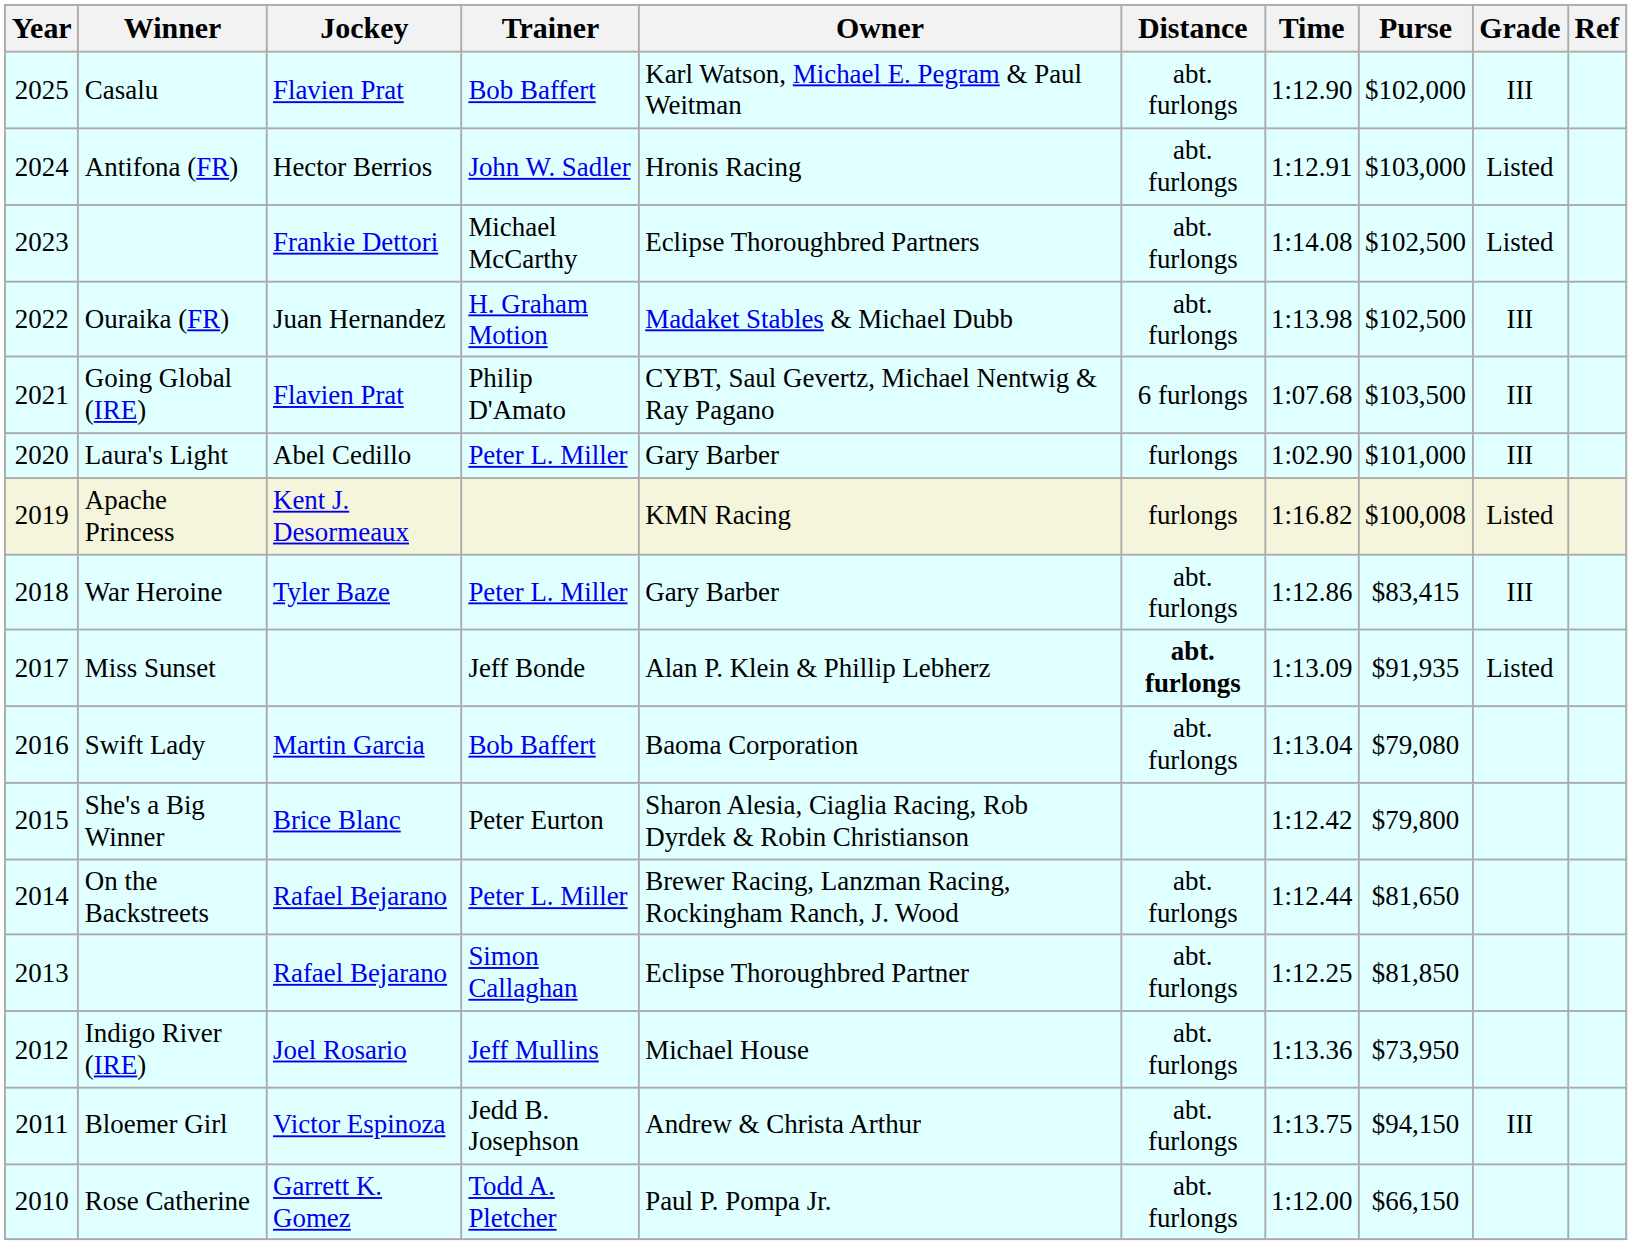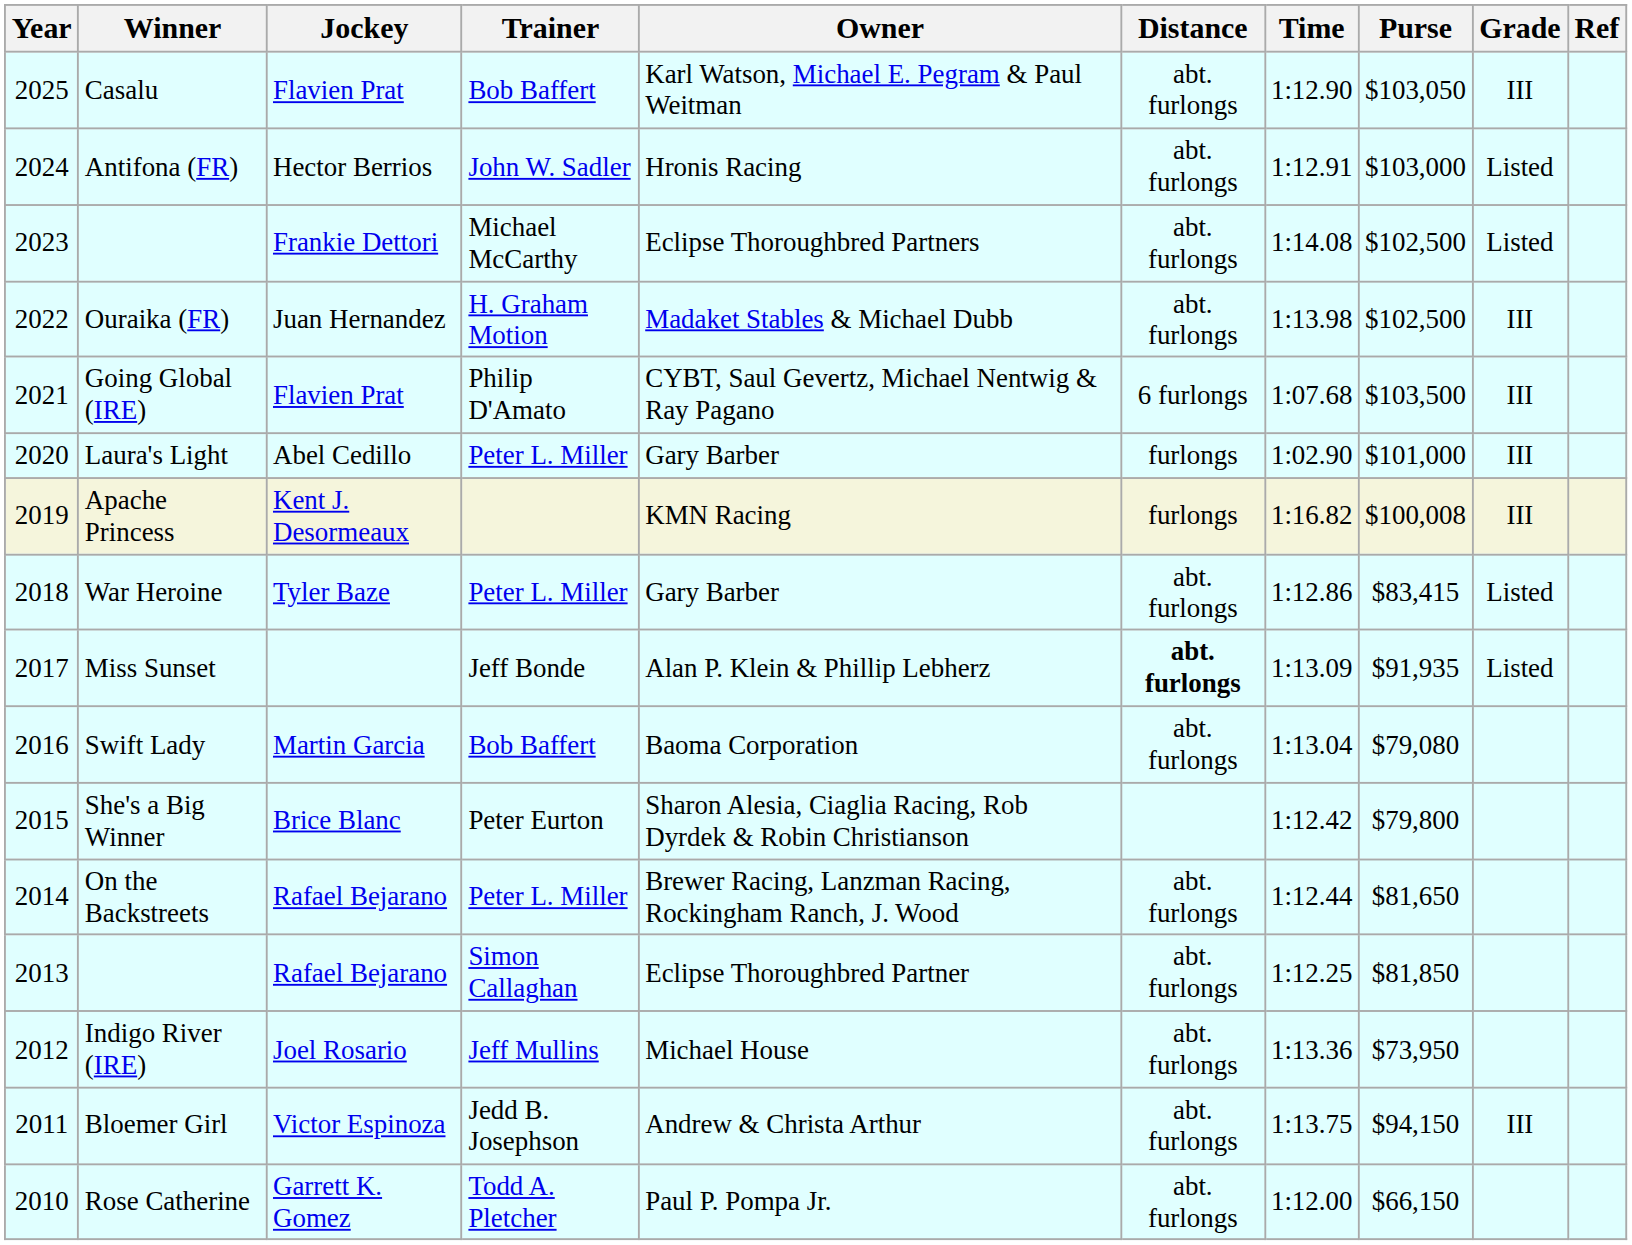(1415, 90) $102,000 -> (1415, 90) $103,050
(1520, 515) Listed -> (1520, 515) III
(1520, 591) III -> (1520, 591) Listed
